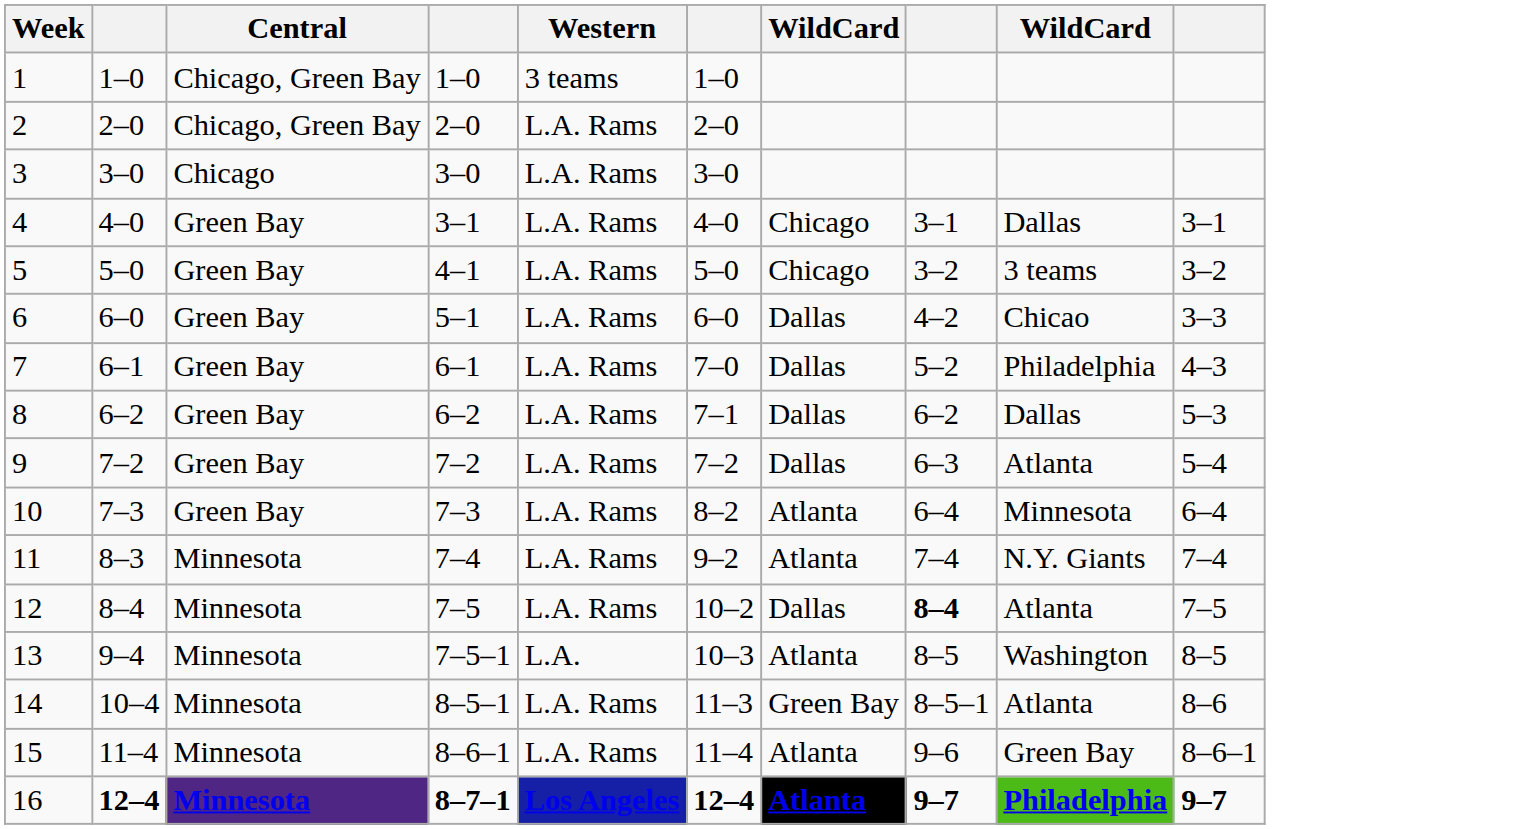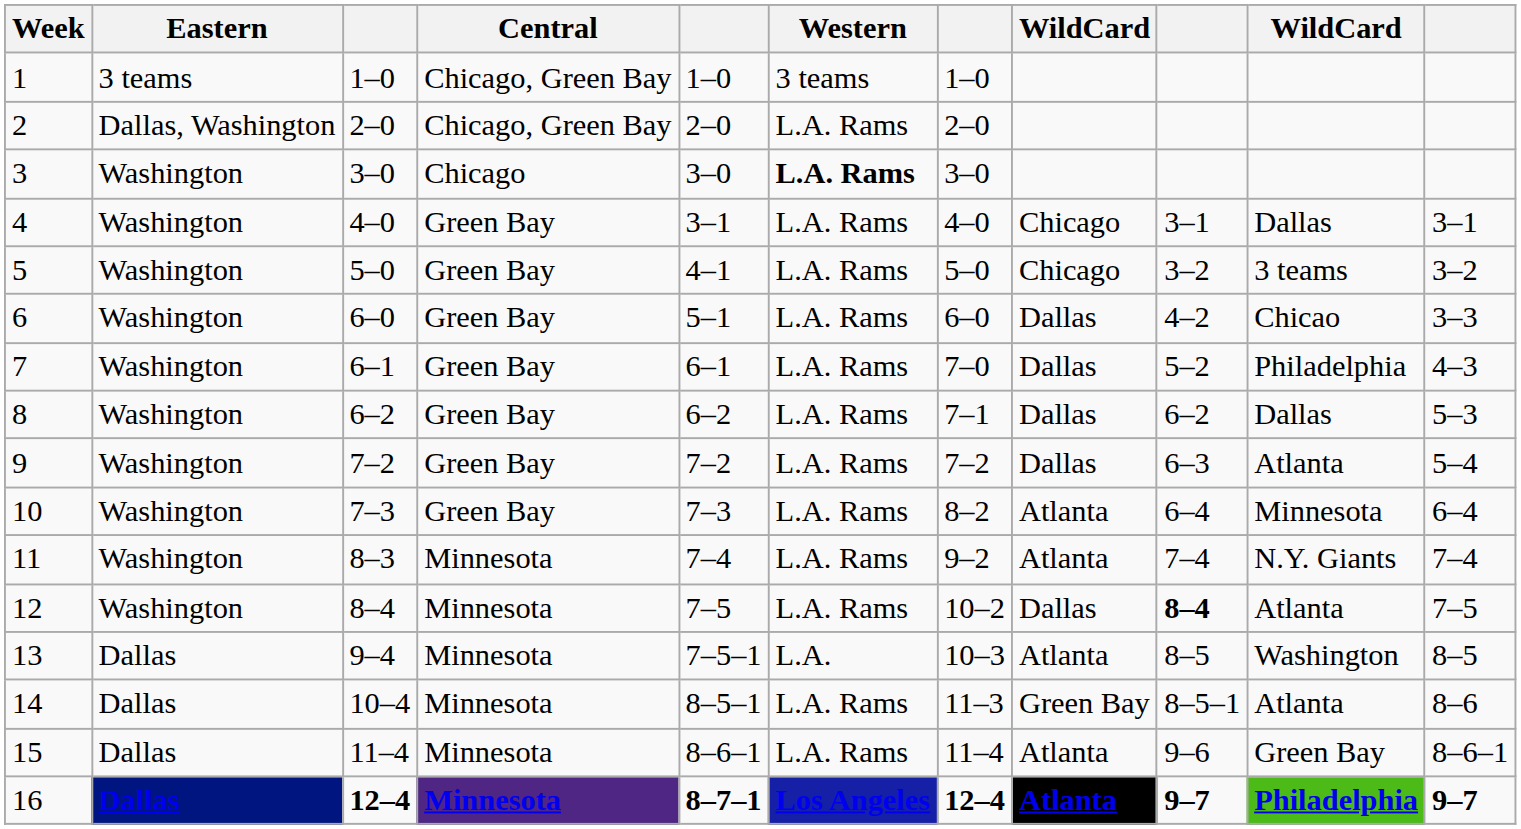+ column: (217, 28)
(591, 173) normal -> (845, 173) bold
